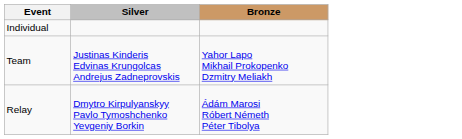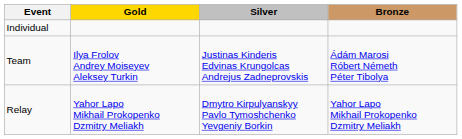+ column: (135, 12)
(245, 66) Yahor Lapo Mikhail Prokopenko Dzmitry Meliakh -> (364, 66) Ádám Marosi Róbert Németh Péter Tibolya
(235, 115) Ádám Marosi Róbert Németh Péter Tibolya -> (374, 115) Yahor Lapo Mikhail Prokopenko Dzmitry Meliakh
